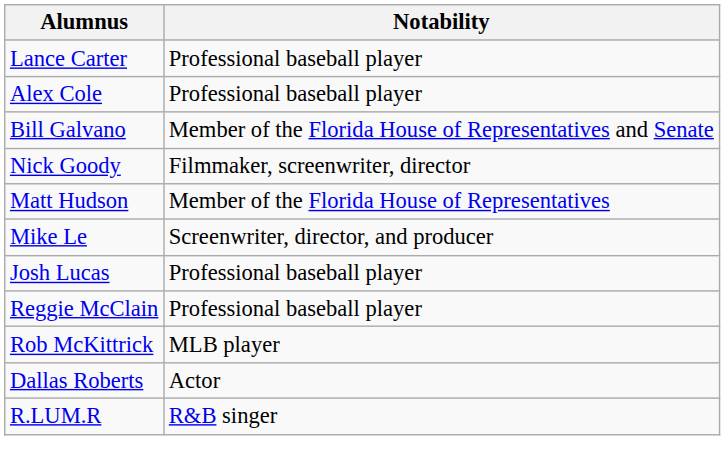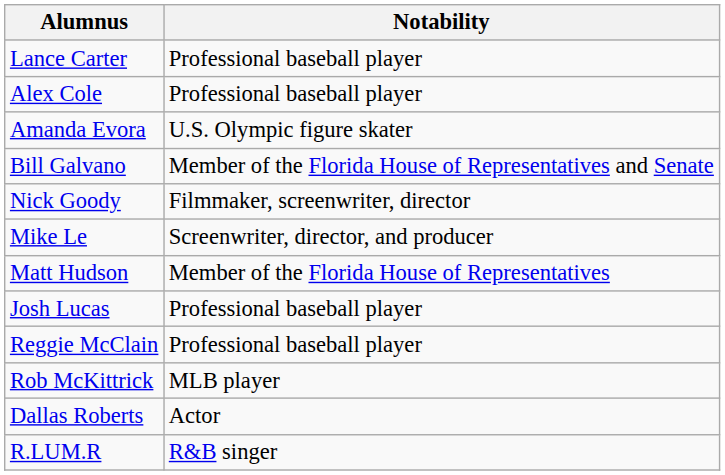+ row: (78, 129)
rows swapped: (69, 201) <-> (48, 237)
